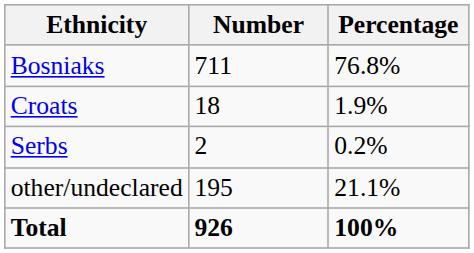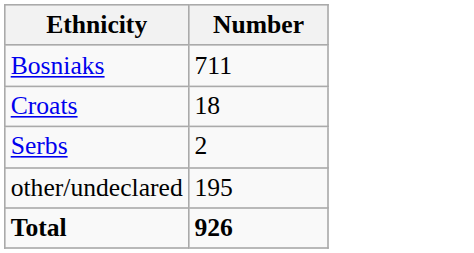- column: (398, 24)
